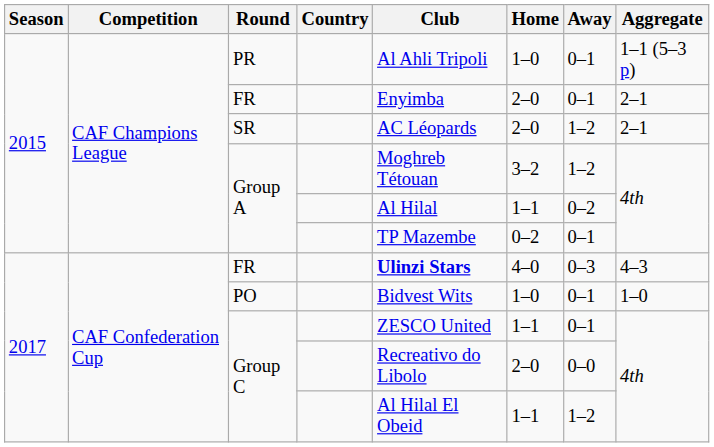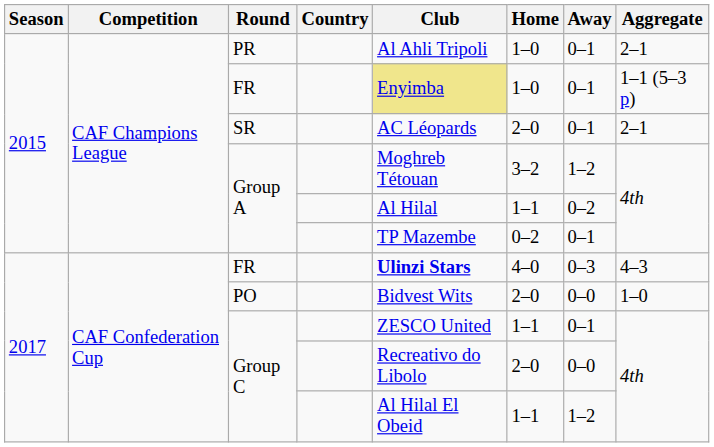(653, 59) 1–1 (5–3 p) -> (634, 48) 2–1
(411, 98) no background -> (411, 88) khaki background
(525, 98) 2–0 -> (525, 88) 1–0
(634, 98) 2–1 -> (653, 88) 1–1 (5–3 p)
(581, 128) 1–2 -> (581, 128) 0–1
(525, 296) 1–0 -> (525, 296) 2–0
(581, 296) 0–1 -> (581, 296) 0–0
